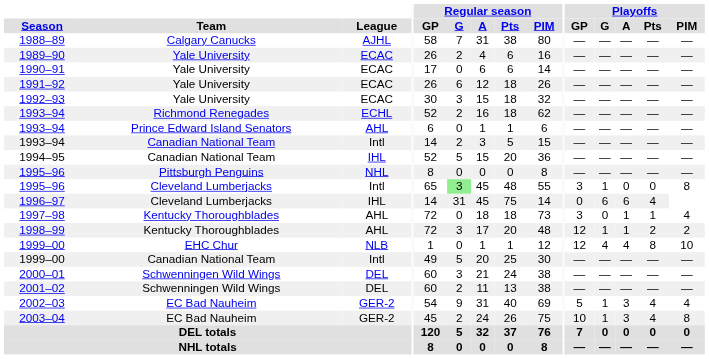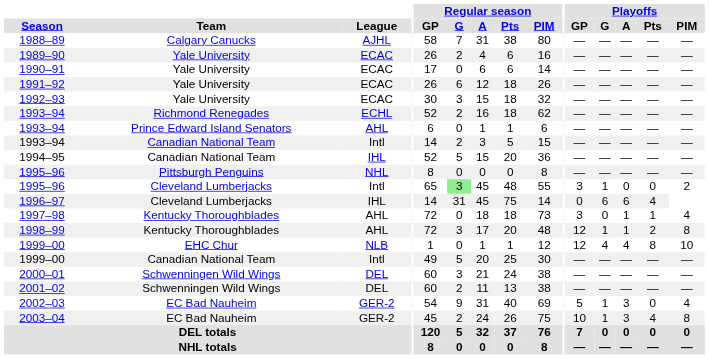(687, 186) 8 -> (687, 186) 2
(687, 230) 2 -> (687, 230) 8
(653, 303) 4 -> (653, 303) 0
